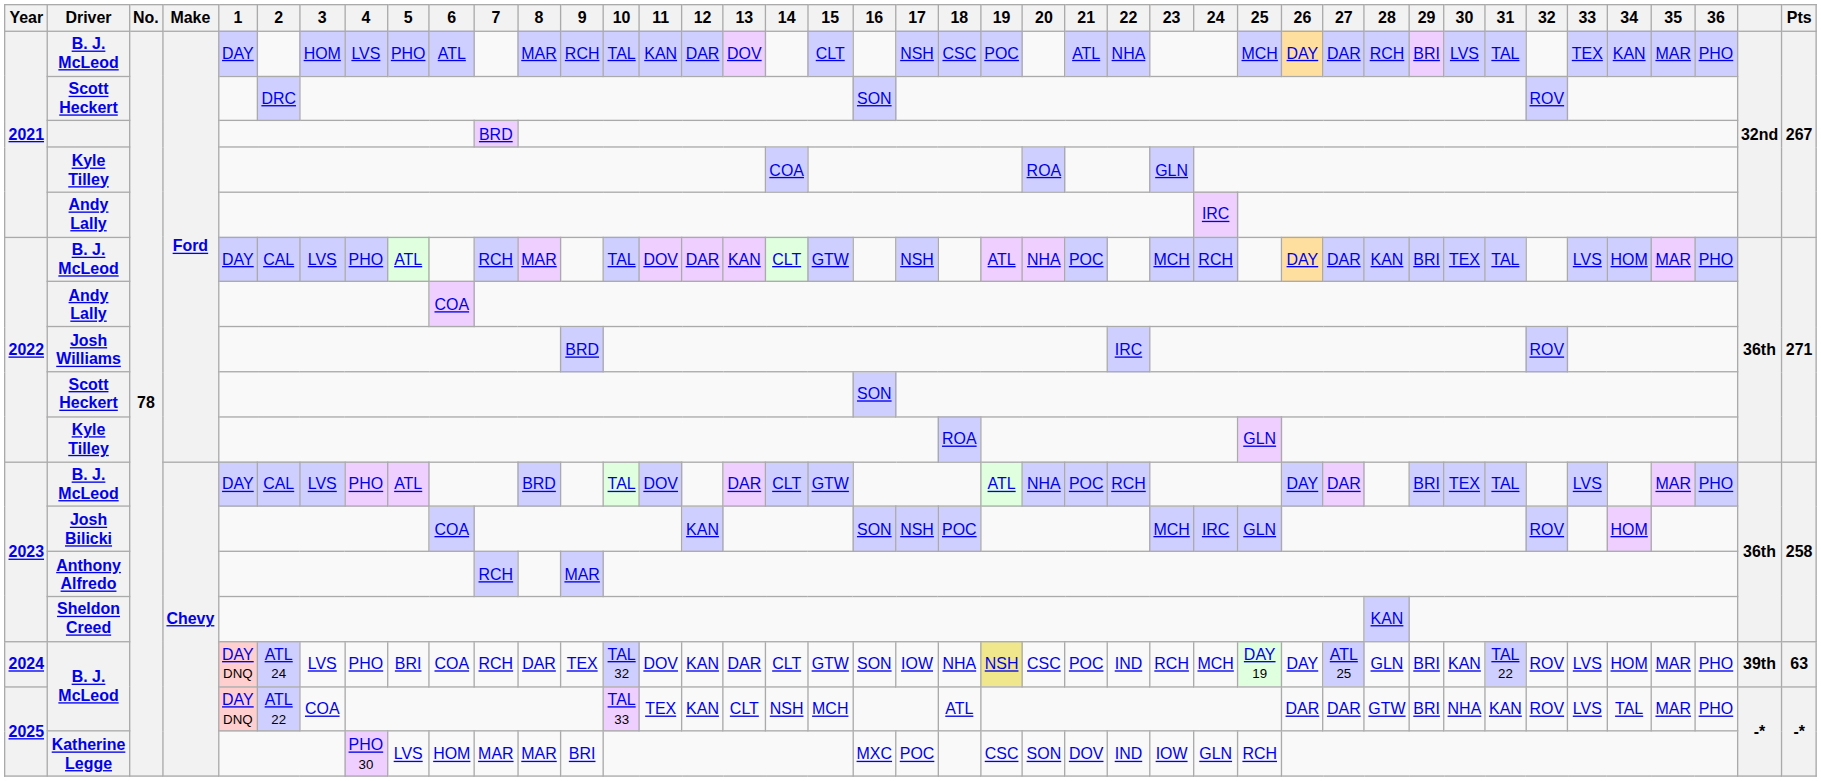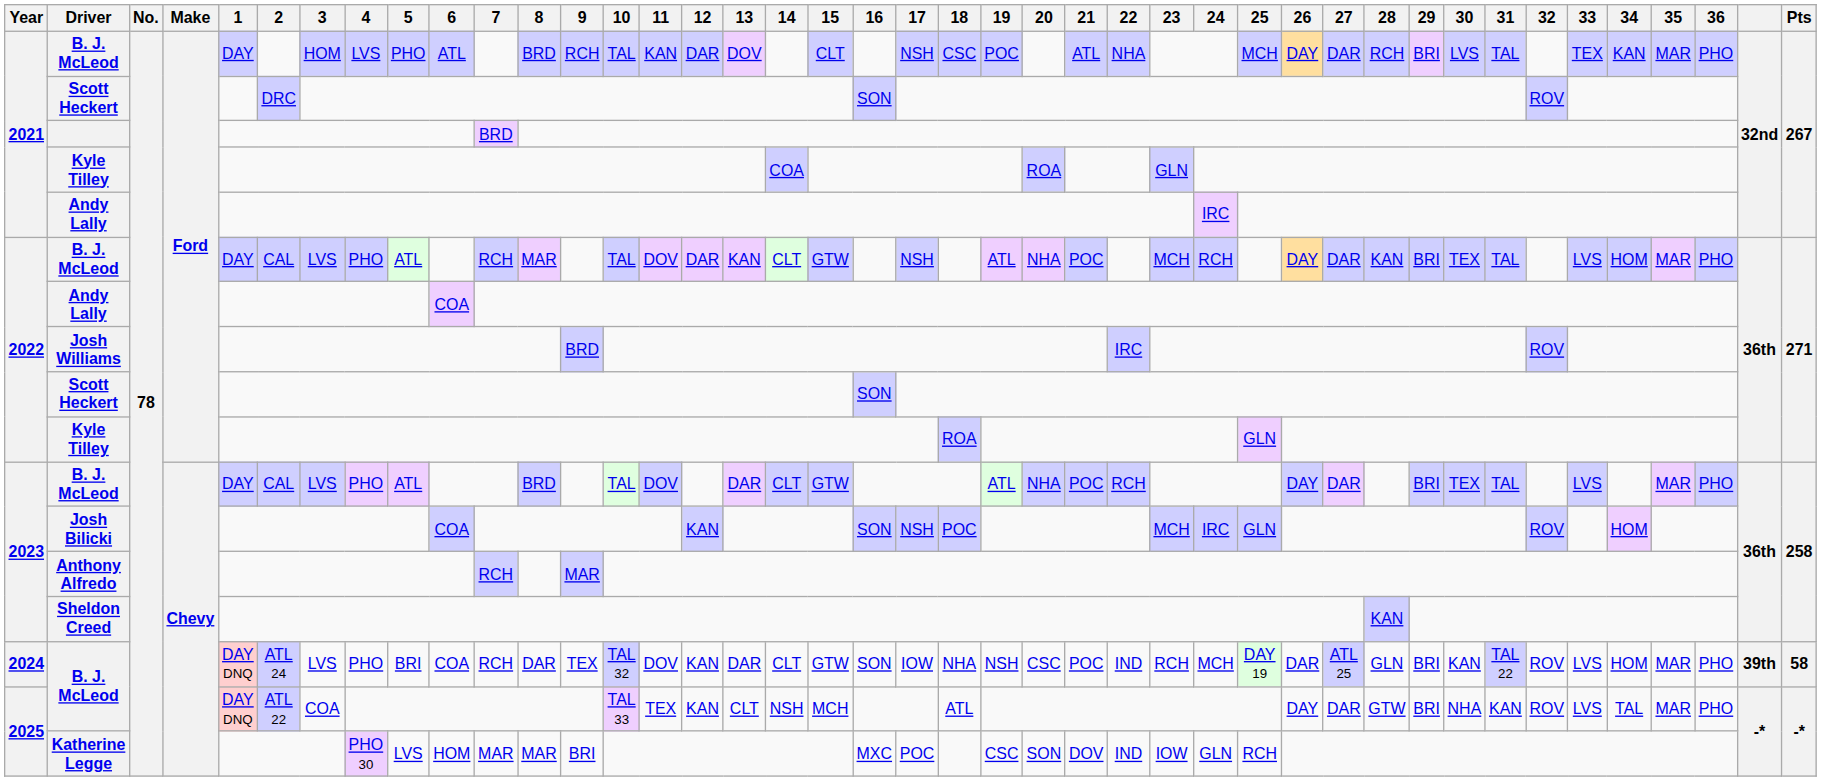(539, 53) MAR -> (539, 53) BRD
(1002, 664) khaki background -> (1002, 664) no background
(1302, 664) DAY -> (1302, 664) DAR
(1799, 664) 63 -> (1799, 664) 58
(1302, 709) DAR -> (1302, 709) DAY
